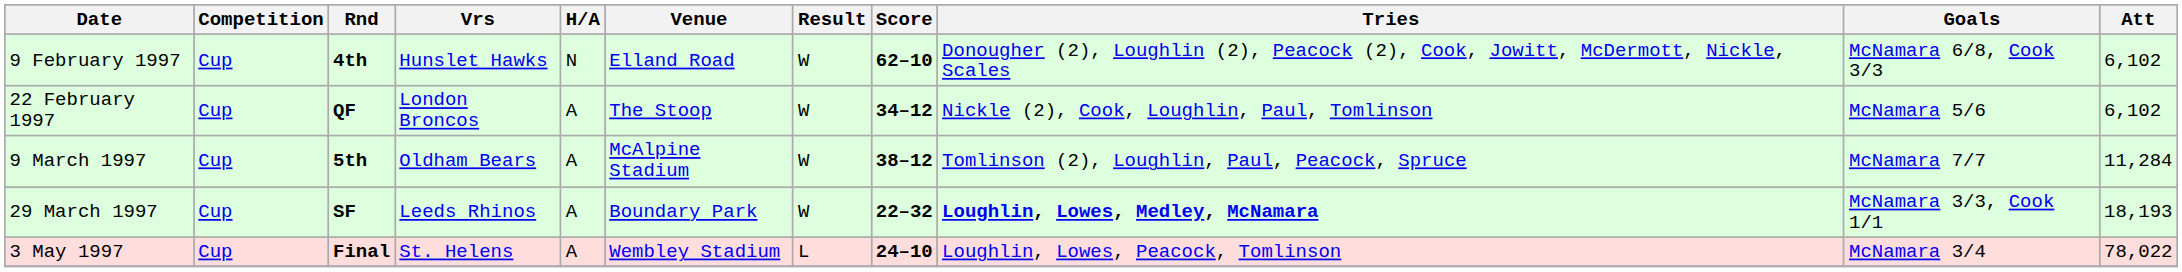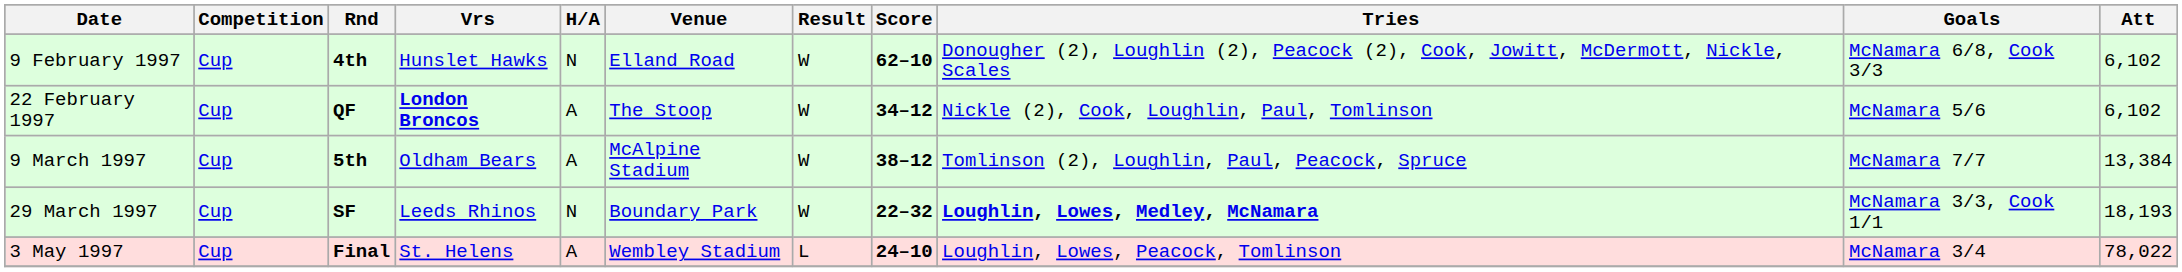(439, 111) normal -> (439, 111) bold
(2138, 161) 11,284 -> (2138, 161) 13,384
(571, 212) A -> (571, 212) N
